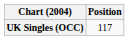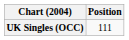(105, 27) 117 -> (105, 27) 111
